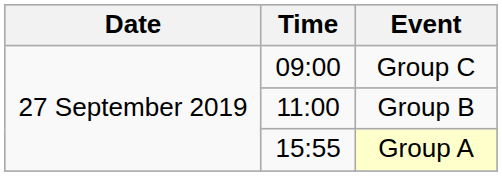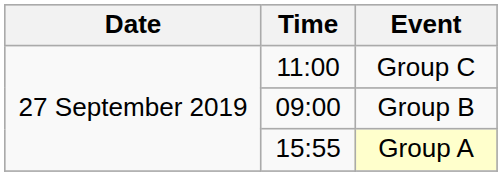(308, 66) 09:00 -> (308, 66) 11:00
(308, 107) 11:00 -> (308, 107) 09:00
